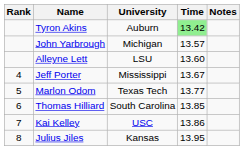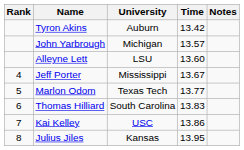(192, 28) lightgreen background -> (192, 28) no background
(192, 106) 13.85 -> (192, 106) 13.83
